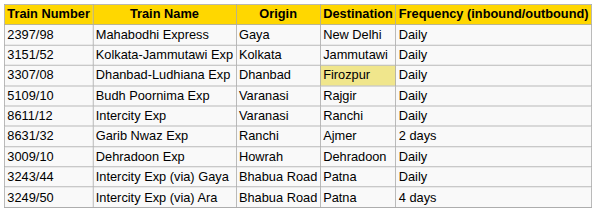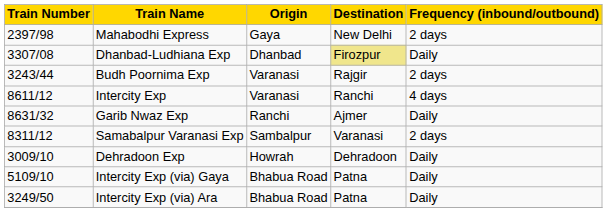(413, 34) Daily -> (428, 34) 2 days
- row: (164, 55)
(30, 95) 5109/10 -> (30, 75) 3243/44
(413, 95) Daily -> (428, 75) 2 days
(413, 116) Daily -> (428, 95) 4 days
(418, 136) 2 days -> (423, 116) Daily
+ row: (170, 136)
(30, 177) 3243/44 -> (30, 177) 5109/10
(418, 197) 4 days -> (423, 197) Daily
